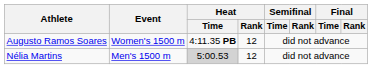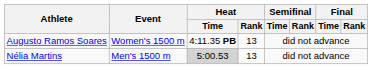(251, 41) 12 -> (251, 41) 13
(251, 56) 12 -> (251, 56) 13
